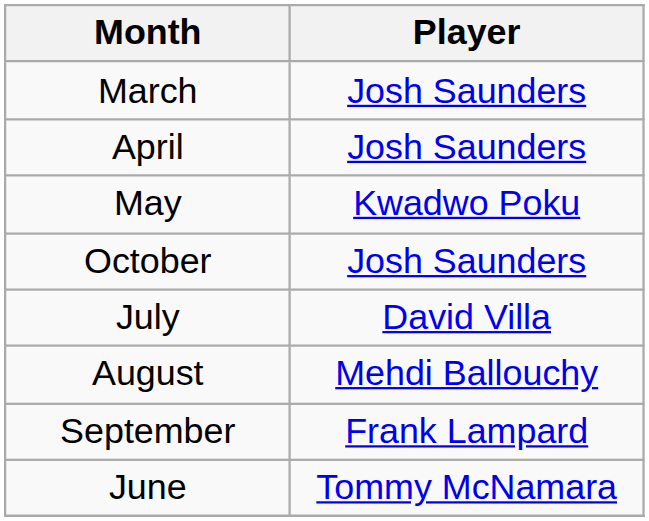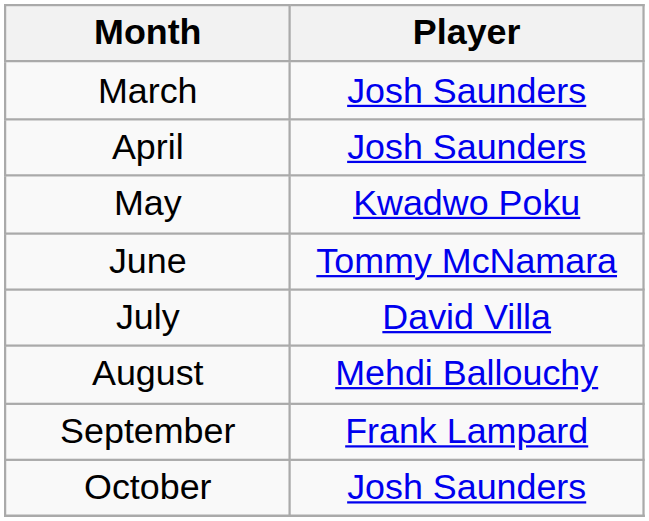rows swapped: (148, 487) <-> (148, 260)
